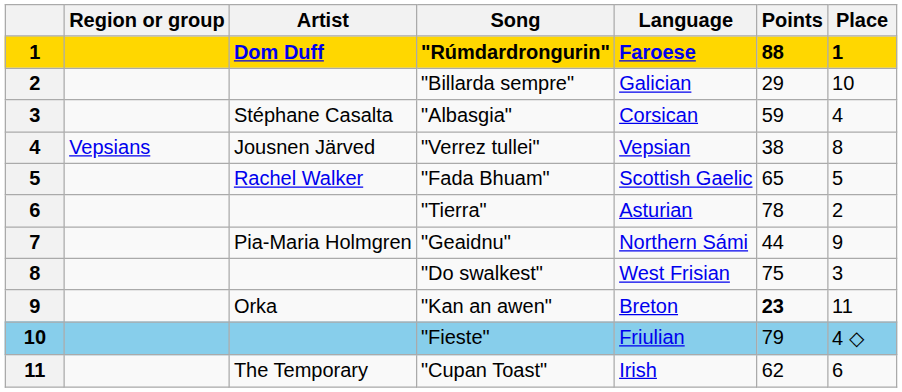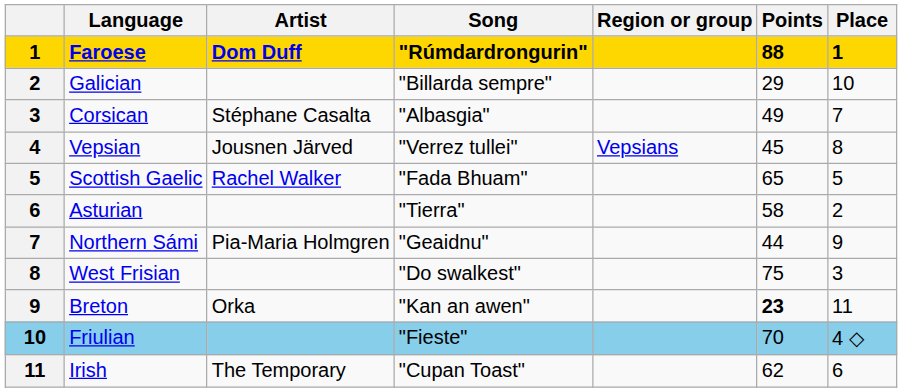columns swapped: (147, 20) <-> (686, 20)
(773, 115) 59 -> (773, 115) 49
(838, 115) 4 -> (838, 115) 7
(773, 147) 38 -> (773, 147) 45
(773, 210) 78 -> (773, 210) 58
(773, 338) 79 -> (773, 338) 70
